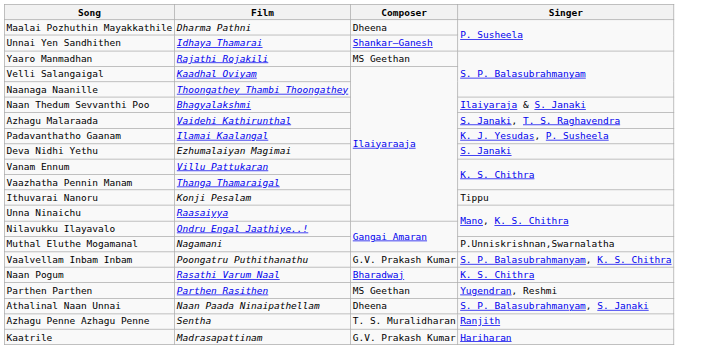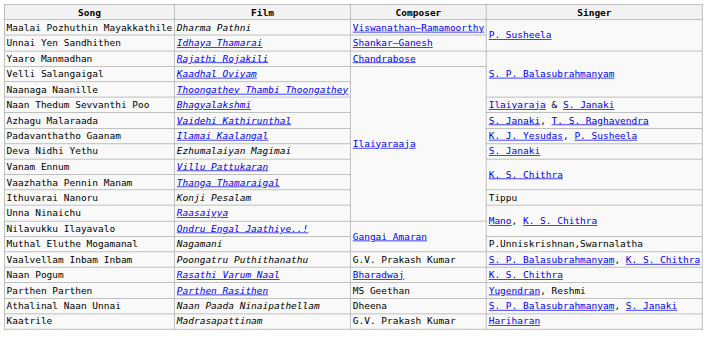(370, 28) Dheena -> (418, 28) Viswanathan–Ramamoorthy
(381, 58) MS Geethan -> (384, 58) Chandrabose
- row: (78, 321)
